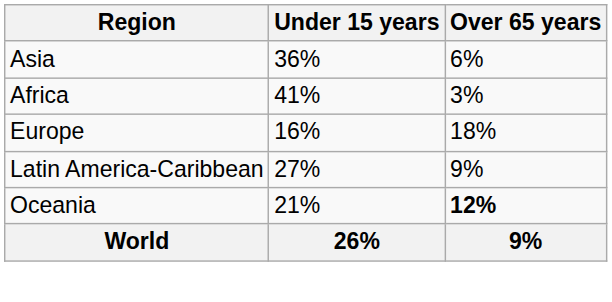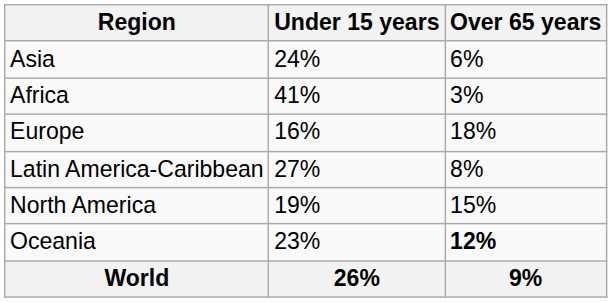(297, 59) 36% -> (297, 59) 24%
(467, 168) 9% -> (467, 168) 8%
+ row: (83, 205)
(297, 205) 21% -> (297, 242) 23%
